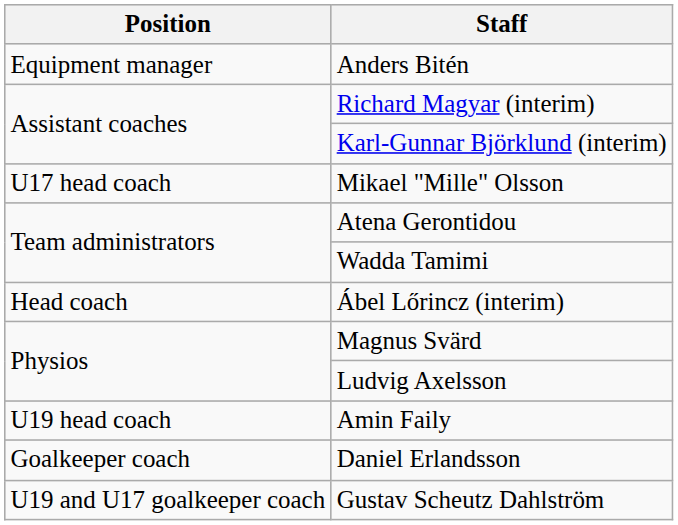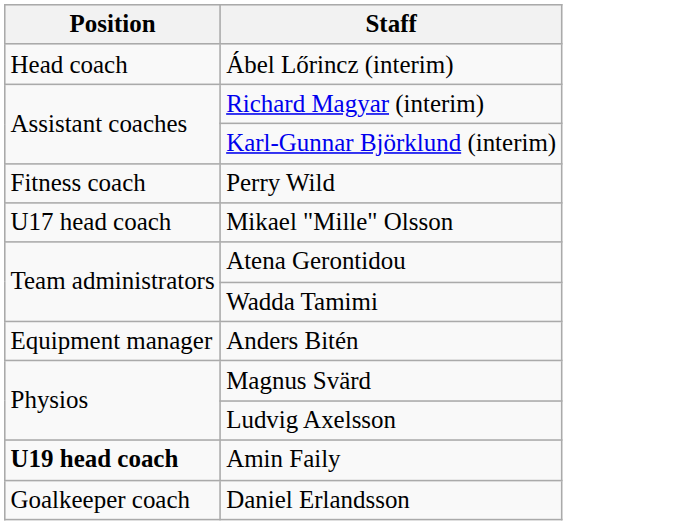rows swapped: (450, 301) <-> (403, 63)
+ row: (281, 182)
(91, 420) normal -> (94, 459) bold
- row: (470, 499)
